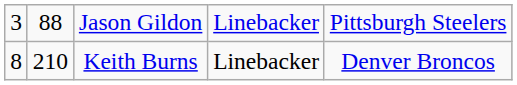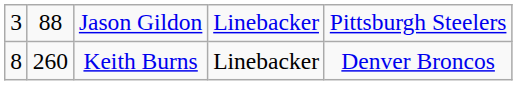(50, 60) 210 -> (50, 60) 260
